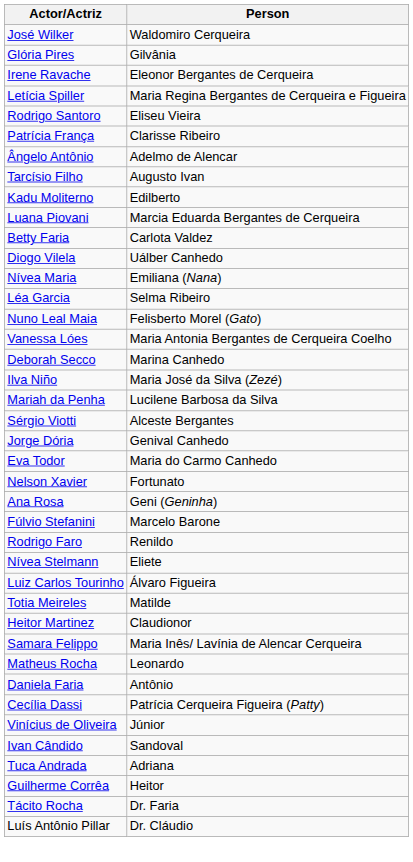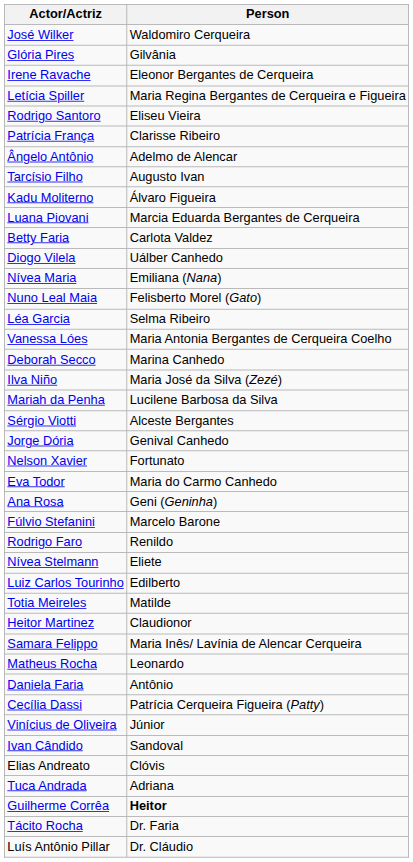(155, 197) Edilberto -> (173, 197) Álvaro Figueira
rows swapped: (39, 298) <-> (52, 319)
rows swapped: (36, 461) <-> (47, 481)
(173, 583) Álvaro Figueira -> (155, 583) Edilberto
+ row: (49, 765)
(147, 786) normal -> (148, 806) bold
